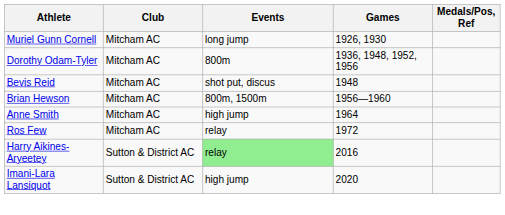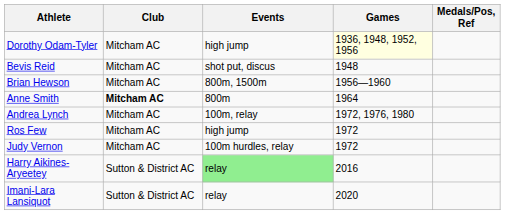- row: (51, 39)
(218, 61) 800m -> (227, 45) high jump
(376, 61) no background -> (376, 45) lightyellow background
(133, 115) normal -> (135, 99) bold
(227, 115) high jump -> (218, 99) 800m
+ row: (38, 115)
(216, 131) relay -> (227, 131) high jump
+ row: (35, 147)
(227, 180) high jump -> (216, 196) relay
